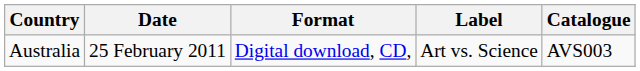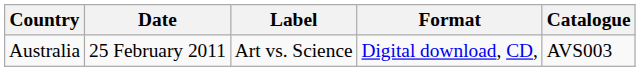columns swapped: (323, 19) <-> (479, 19)
